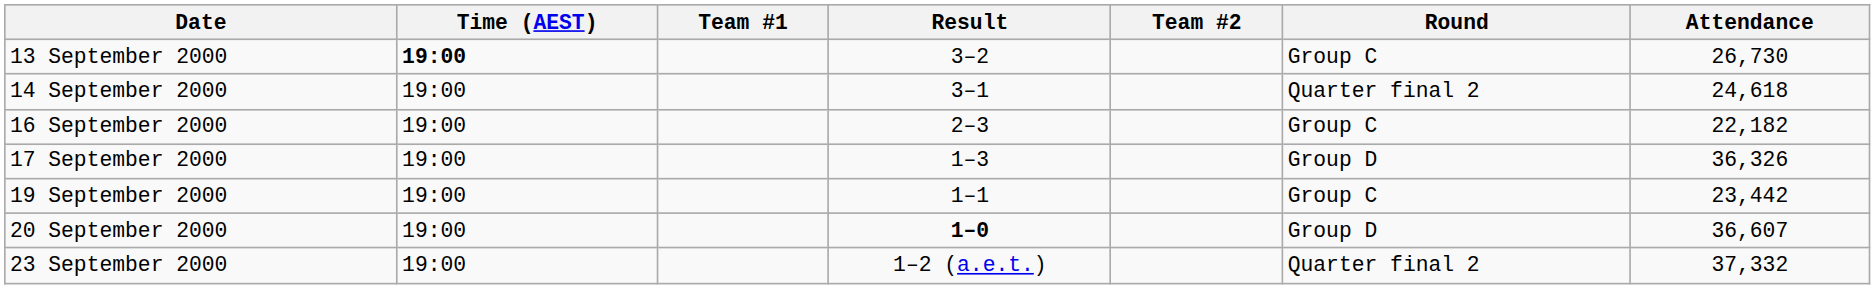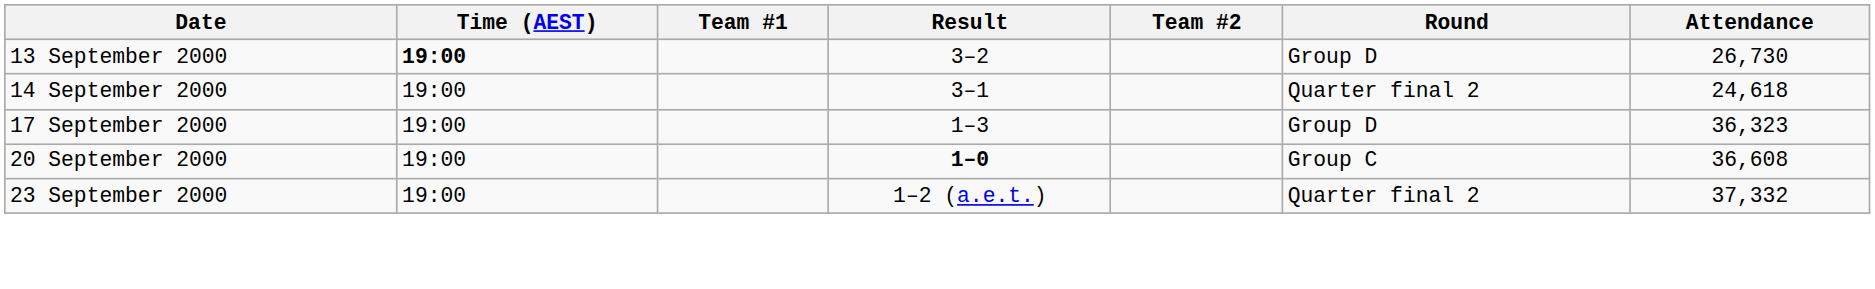(1333, 57) Group C -> (1333, 57) Group D
- row: (119, 126)
(1750, 161) 36,326 -> (1750, 126) 36,323
- row: (119, 196)
(1333, 231) Group D -> (1333, 161) Group C
(1750, 231) 36,607 -> (1750, 161) 36,608
